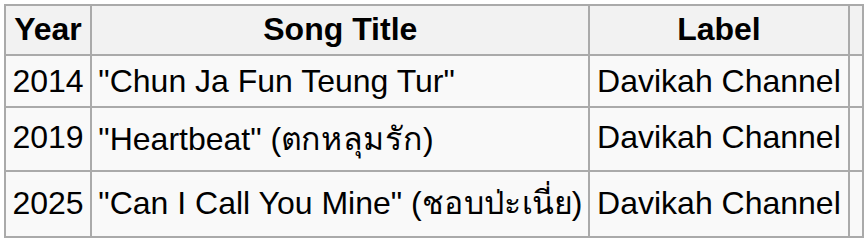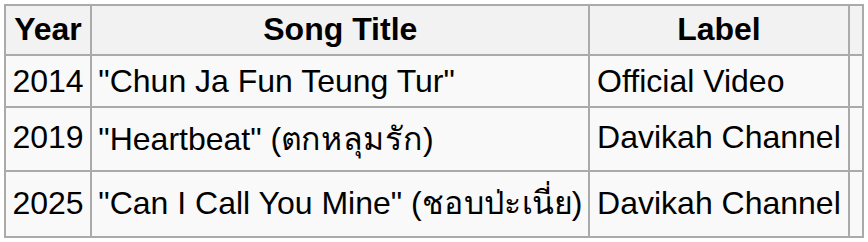(719, 80) Davikah Channel -> (691, 80) Official Video
